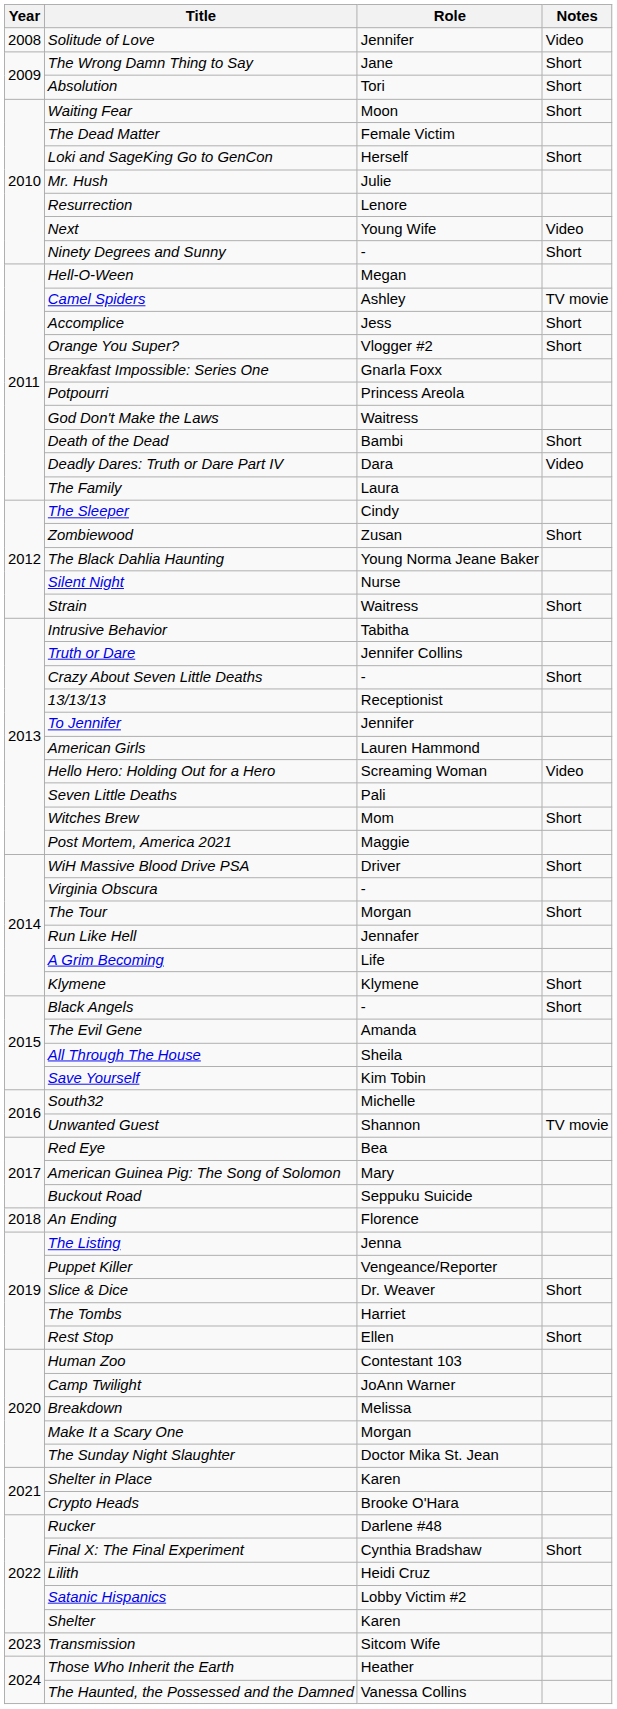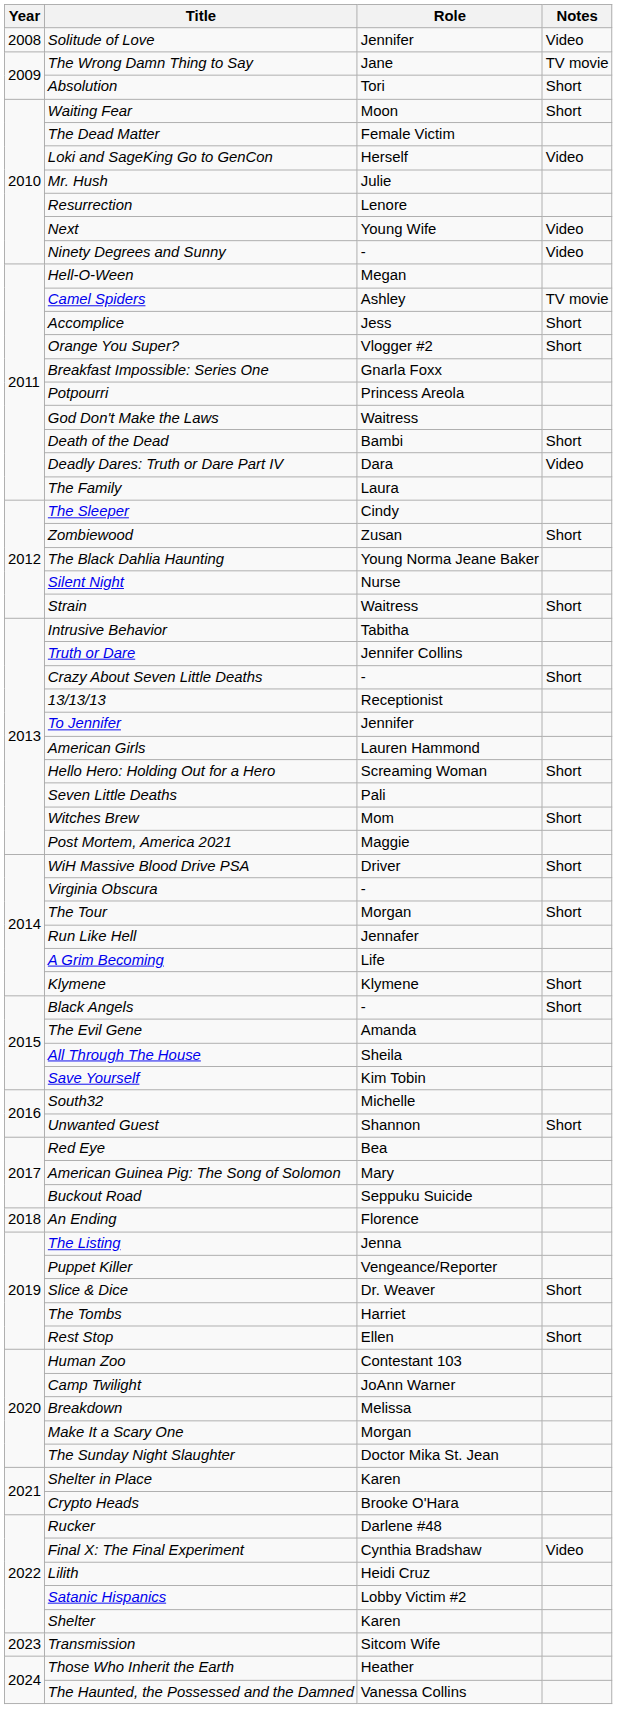(564, 63) Short -> (577, 63) TV movie
(564, 157) Short -> (565, 157) Video
(564, 252) Short -> (565, 252) Video
(565, 771) Video -> (564, 771) Short
(577, 1125) TV movie -> (564, 1125) Short
(564, 1550) Short -> (565, 1550) Video
